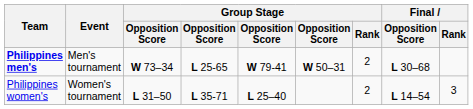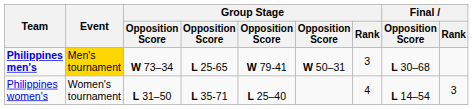(94, 62) no background -> (94, 62) gold background
(367, 62) 2 -> (367, 62) 3
(367, 90) 2 -> (367, 90) 4
